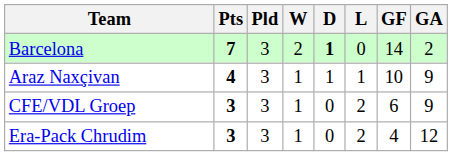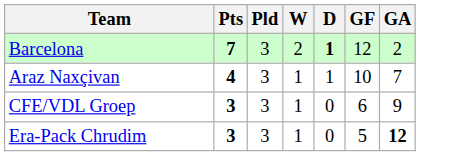- column: (361, 19)
(394, 48) 14 -> (362, 48) 12
(429, 77) 9 -> (397, 77) 7
(394, 135) 4 -> (362, 135) 5
(429, 135) normal -> (397, 135) bold
